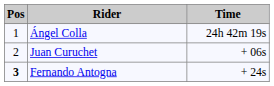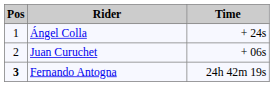(236, 33) 24h 42m 19s -> (254, 33) + 24s
(254, 71) + 24s -> (236, 71) 24h 42m 19s
